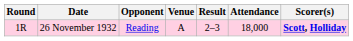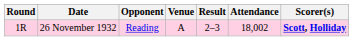(255, 28) 18,000 -> (255, 28) 18,002
